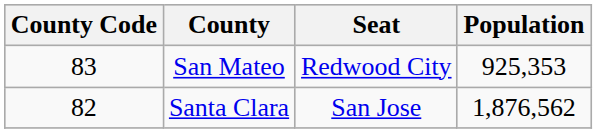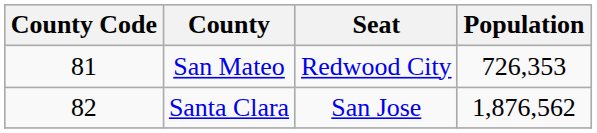(84, 66) 83 -> (84, 66) 81
(524, 66) 925,353 -> (524, 66) 726,353
